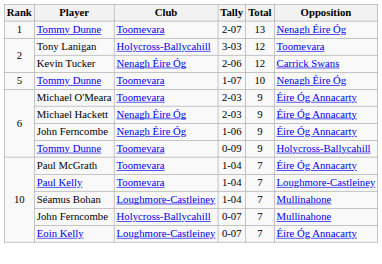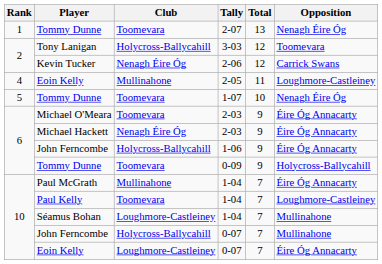+ row: (60, 81)
(151, 132) Nenagh Éire Óg -> (164, 149) Holycross-Ballycahill
(141, 166) Toomevara -> (144, 183) Mullinahone
